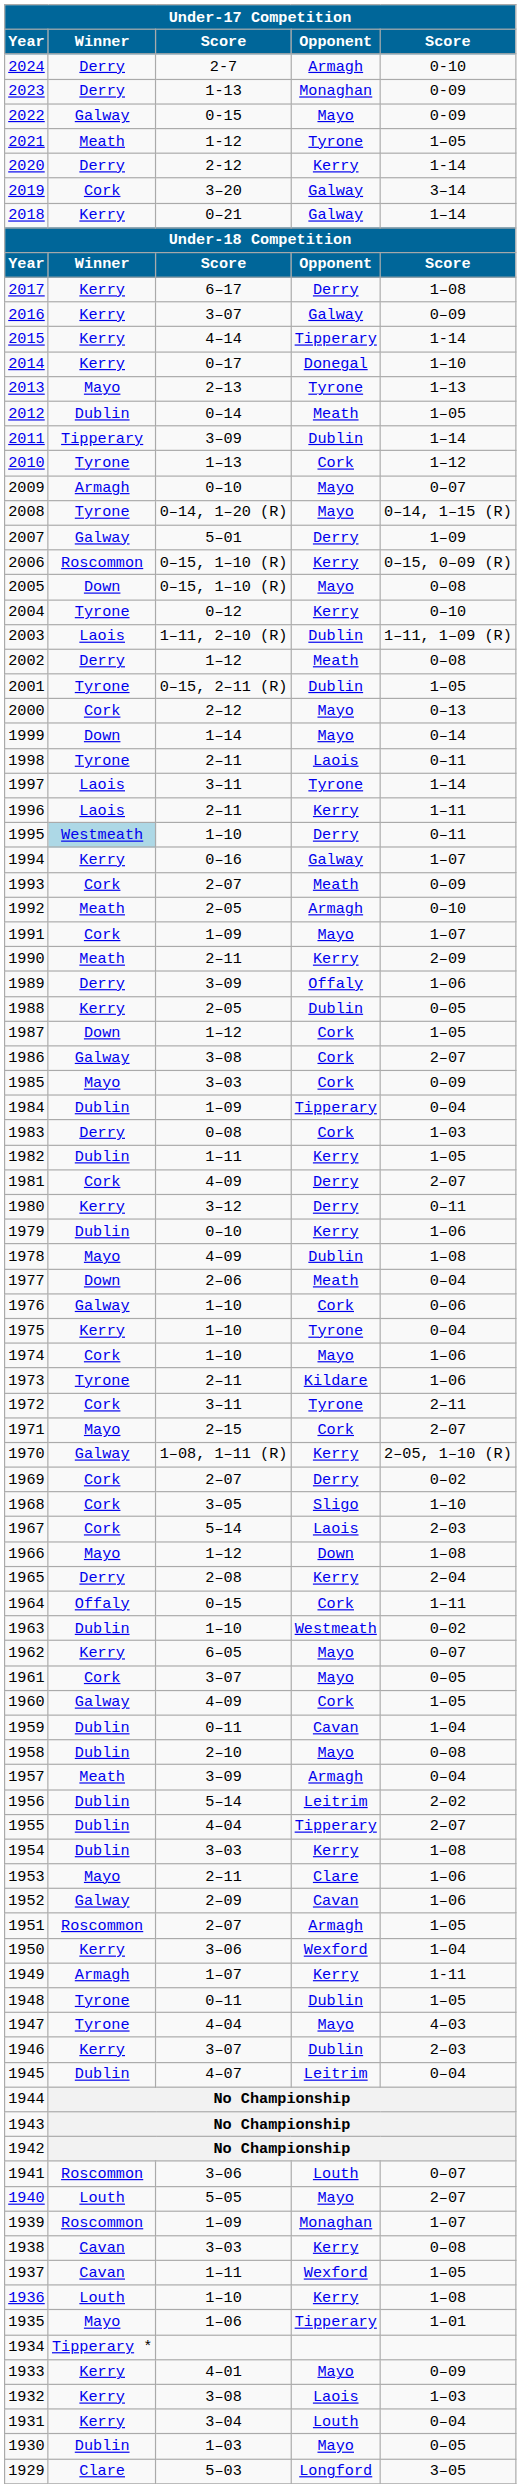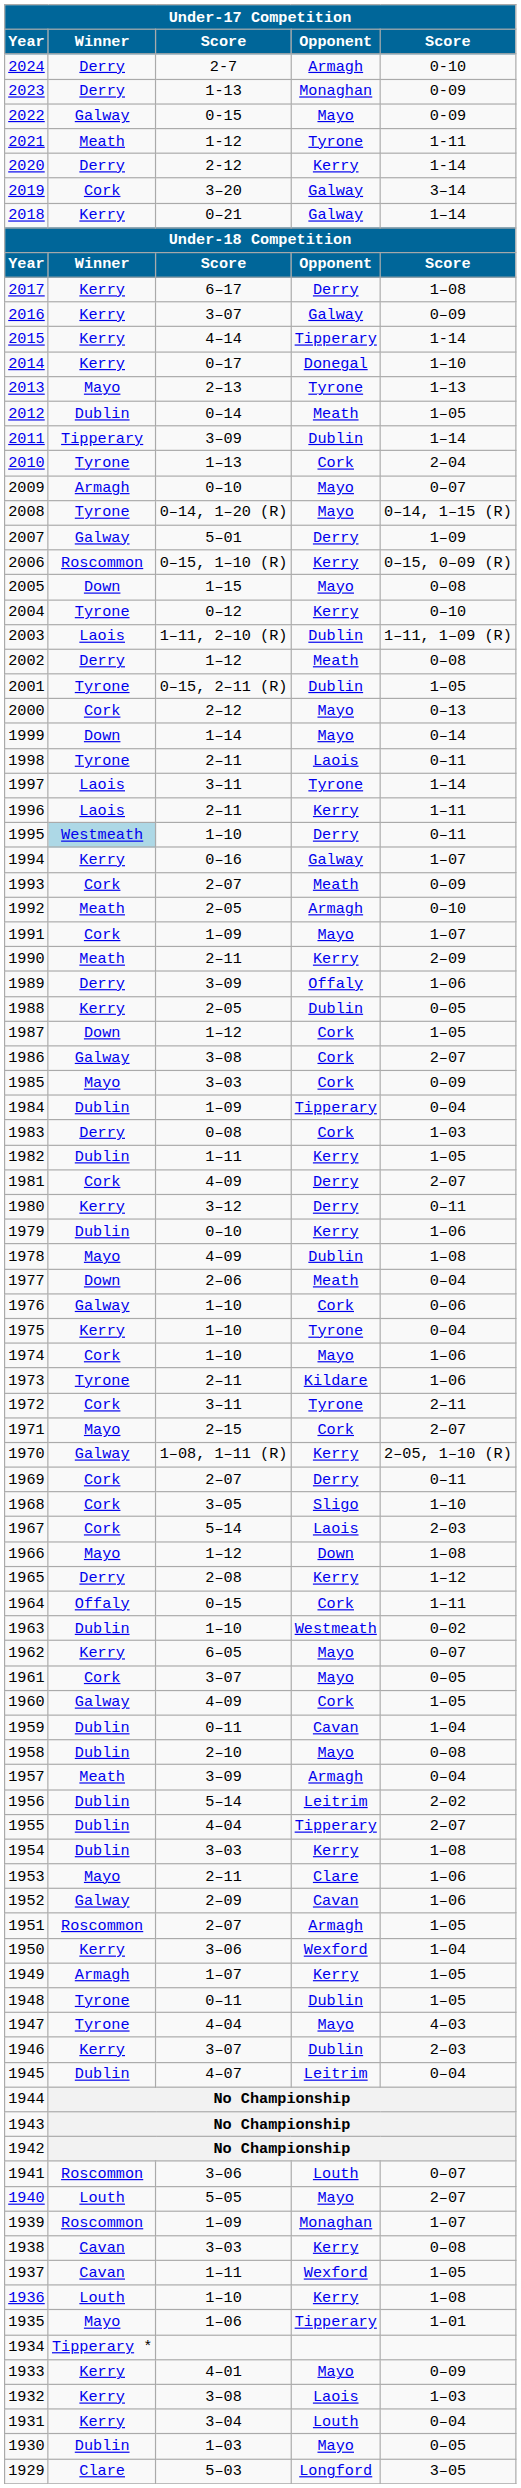(448, 141) 1–05 -> (448, 141) 1-11
(448, 463) 1–12 -> (448, 463) 2–04
(224, 587) 0–15, 1–10 (R) -> (224, 587) 1–15
(448, 1480) 0–02 -> (448, 1480) 0–11
(448, 1579) 2–04 -> (448, 1579) 1–12
(448, 1975) 1-11 -> (448, 1975) 1–05
